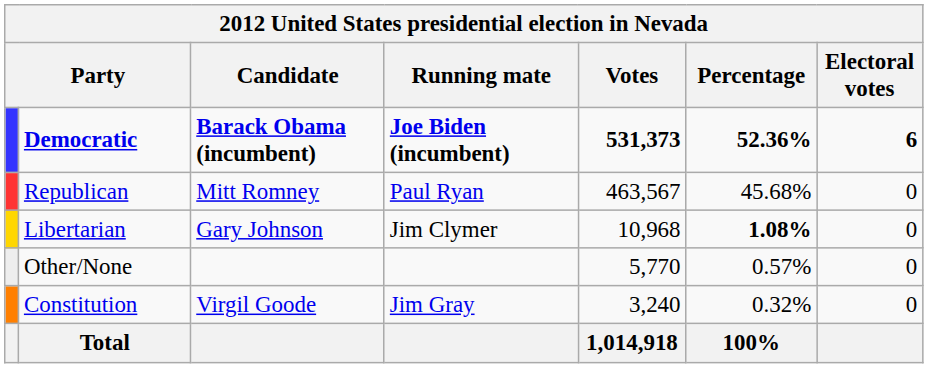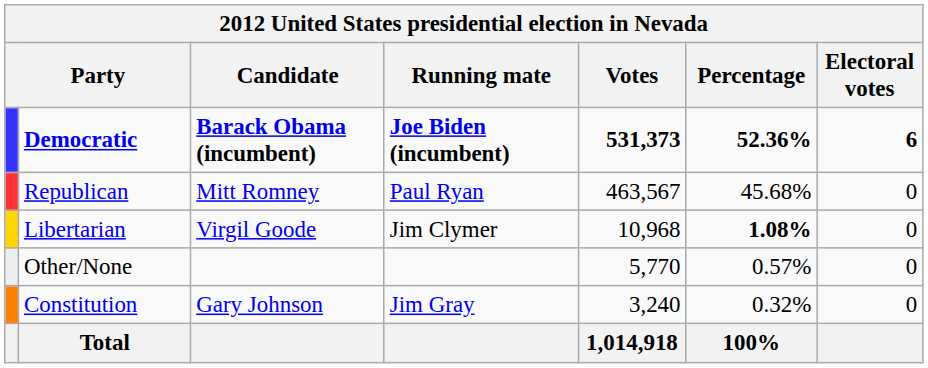(260, 229) Gary Johnson -> (256, 229) Virgil Goode
(256, 305) Virgil Goode -> (260, 305) Gary Johnson
